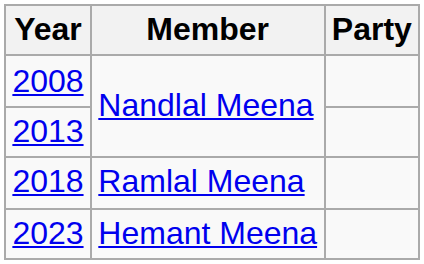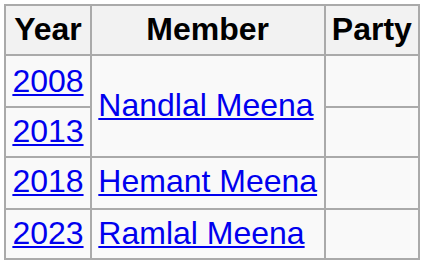(201, 182) Ramlal Meena -> (208, 182) Hemant Meena
(208, 232) Hemant Meena -> (201, 232) Ramlal Meena
